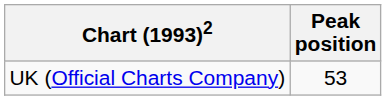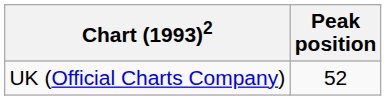(336, 77) 53 -> (336, 77) 52
